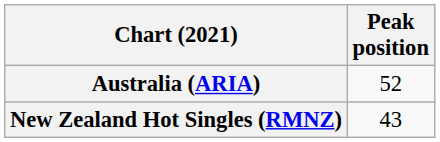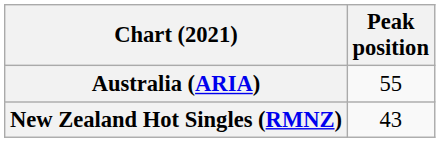(391, 83) 52 -> (391, 83) 55
